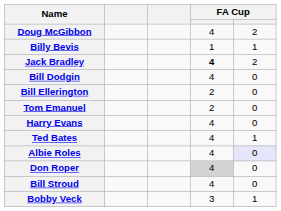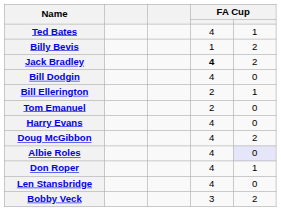rows swapped: (55, 138) <-> (55, 31)
(255, 46) 1 -> (255, 46) 2
(255, 92) 0 -> (255, 92) 1
(212, 168) lightgrey background -> (212, 168) no background
(255, 168) 0 -> (255, 168) 1
+ row: (55, 184)
- row: (55, 184)
(255, 199) 1 -> (255, 199) 2
